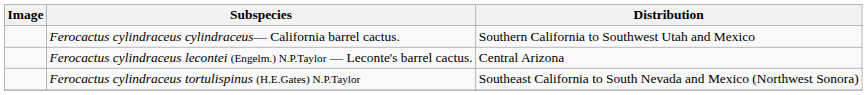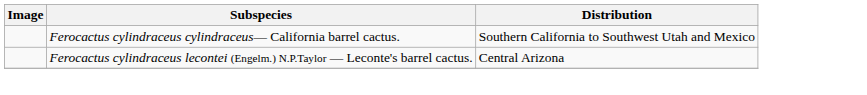- row: (205, 79)
